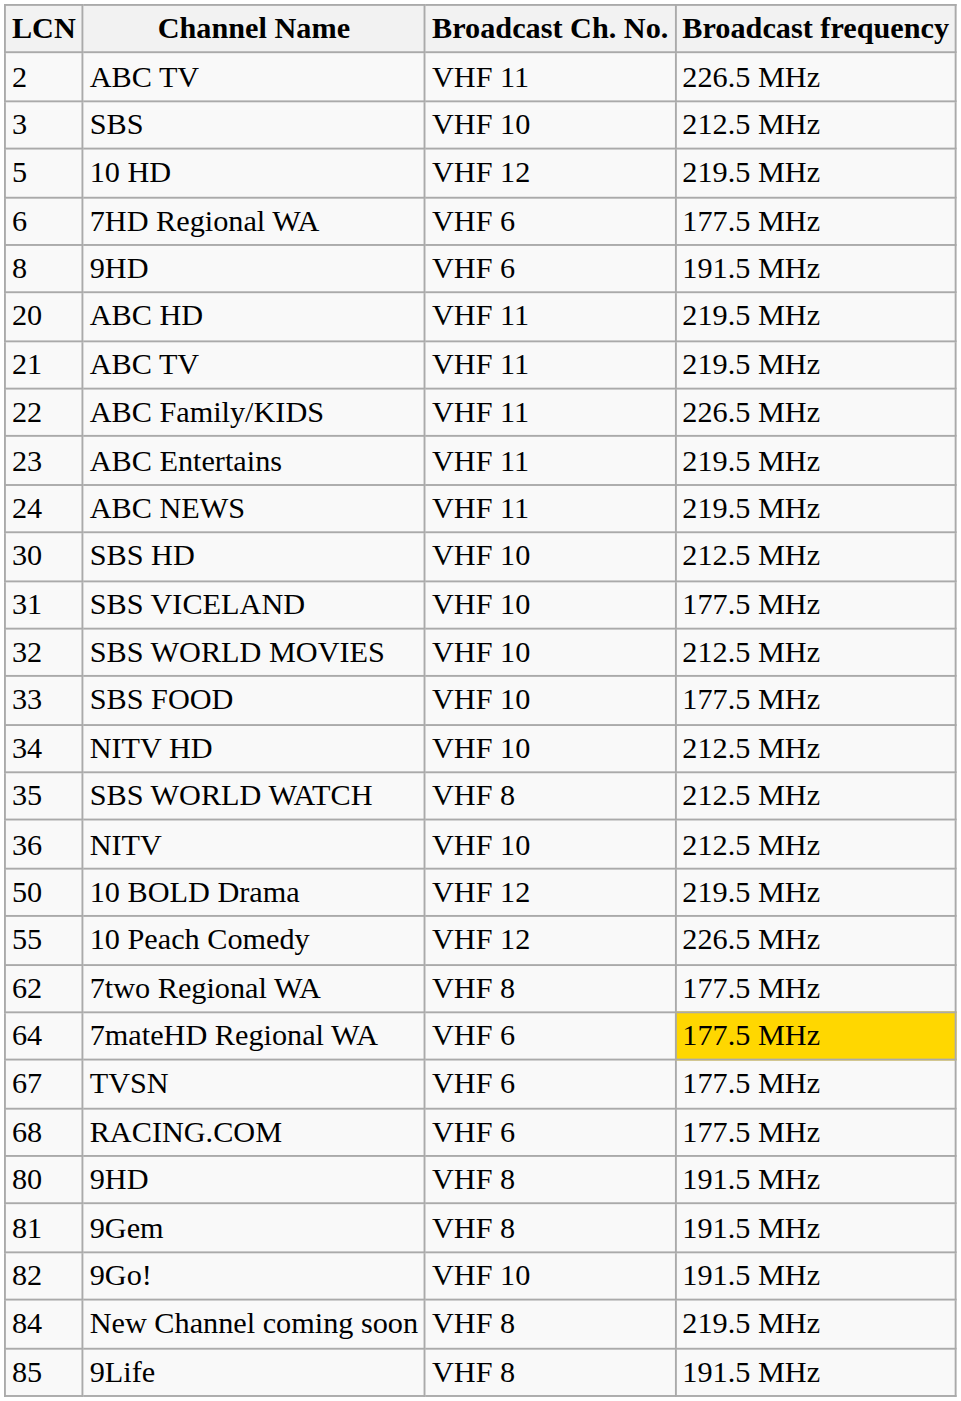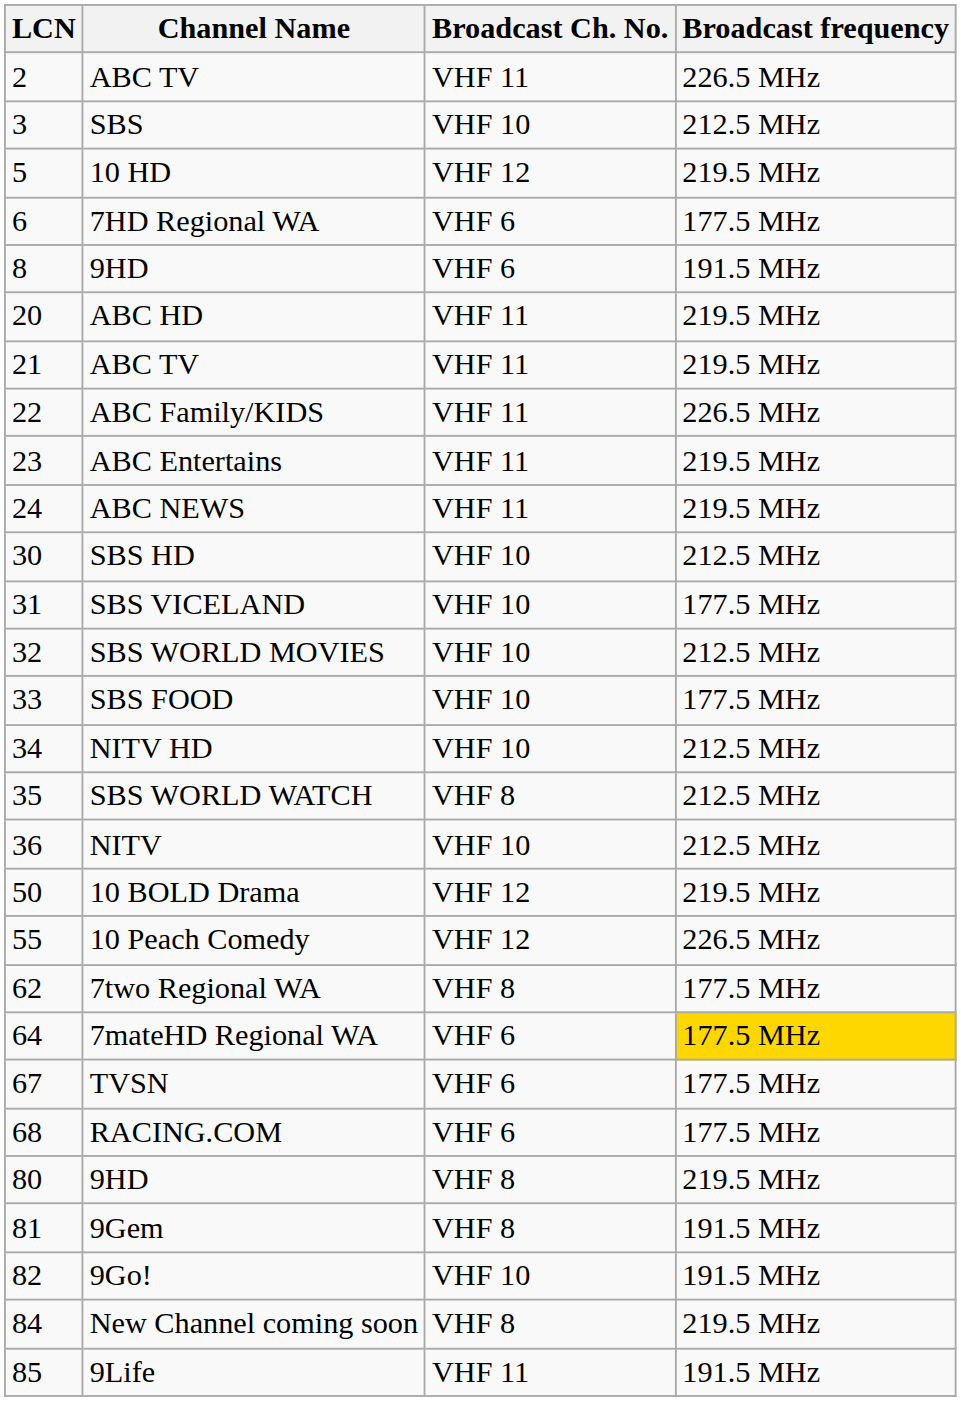(751, 1179) 191.5 MHz -> (751, 1179) 219.5 MHz
(474, 1371) VHF 8 -> (481, 1371) VHF 11
